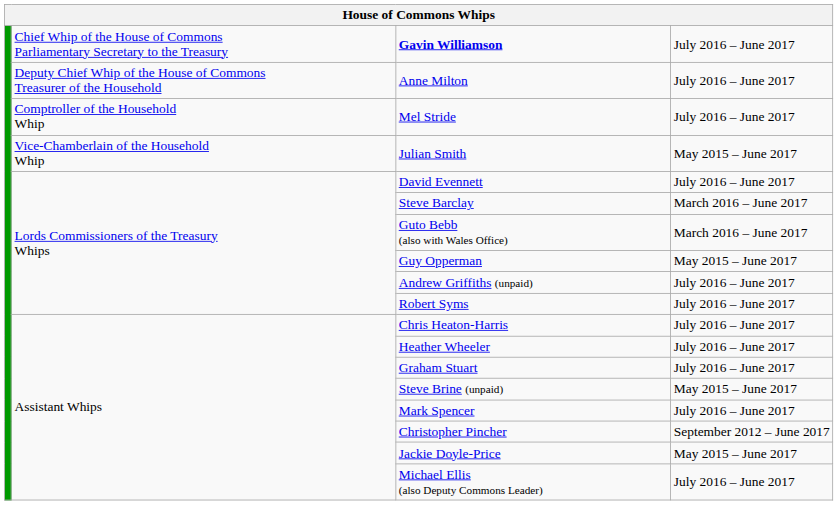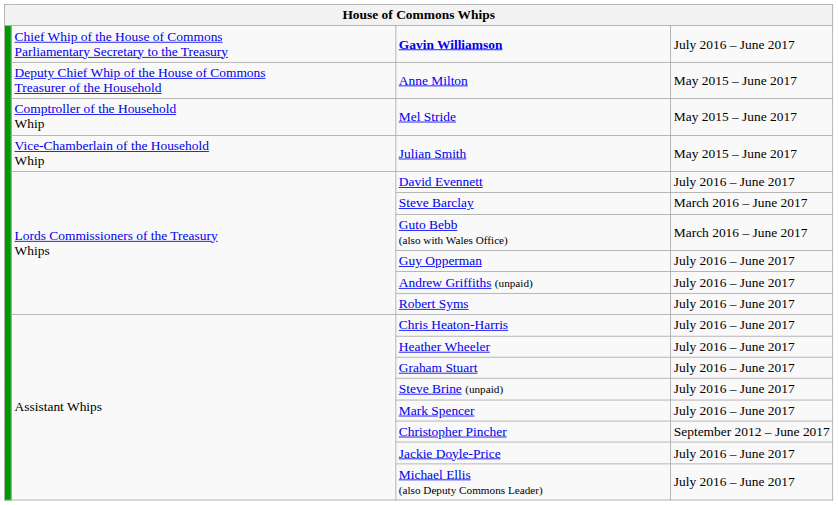(734, 80) July 2016 – June 2017 -> (735, 80) May 2015 – June 2017
(734, 116) July 2016 – June 2017 -> (735, 116) May 2015 – June 2017
(735, 261) May 2015 – June 2017 -> (734, 261) July 2016 – June 2017
(735, 389) May 2015 – June 2017 -> (734, 389) July 2016 – June 2017
(735, 453) May 2015 – June 2017 -> (734, 453) July 2016 – June 2017
